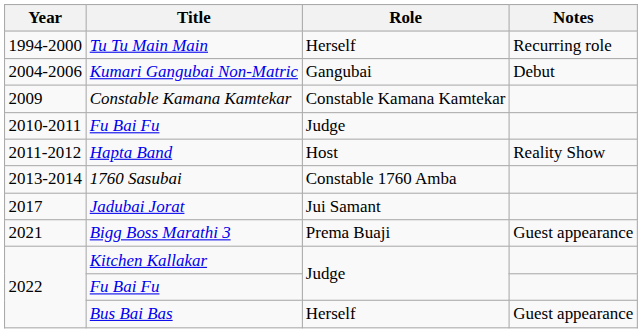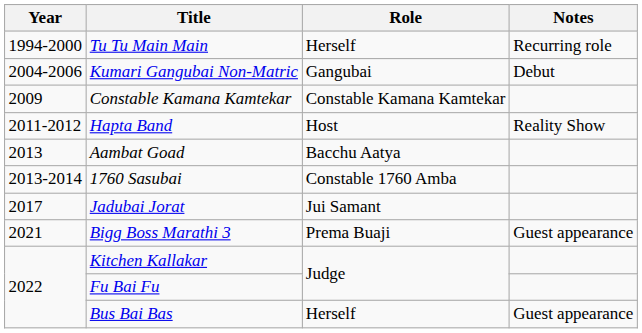- row: (45, 125)
+ row: (25, 152)
